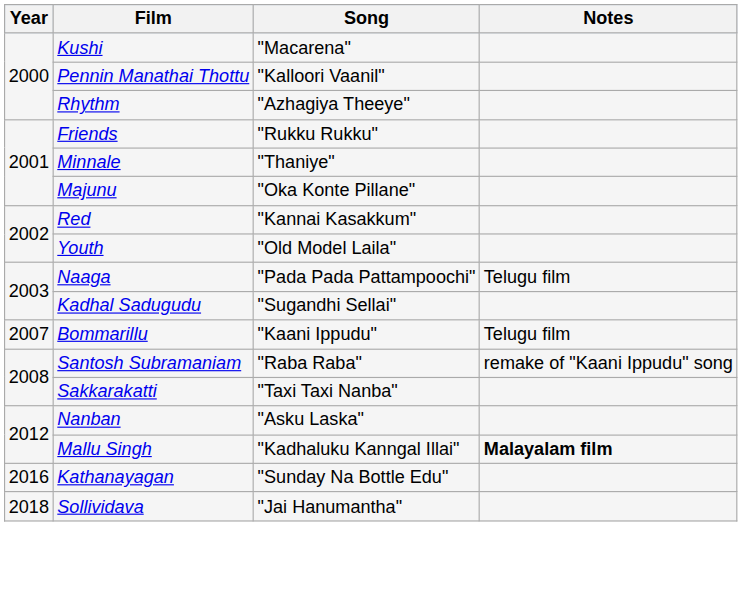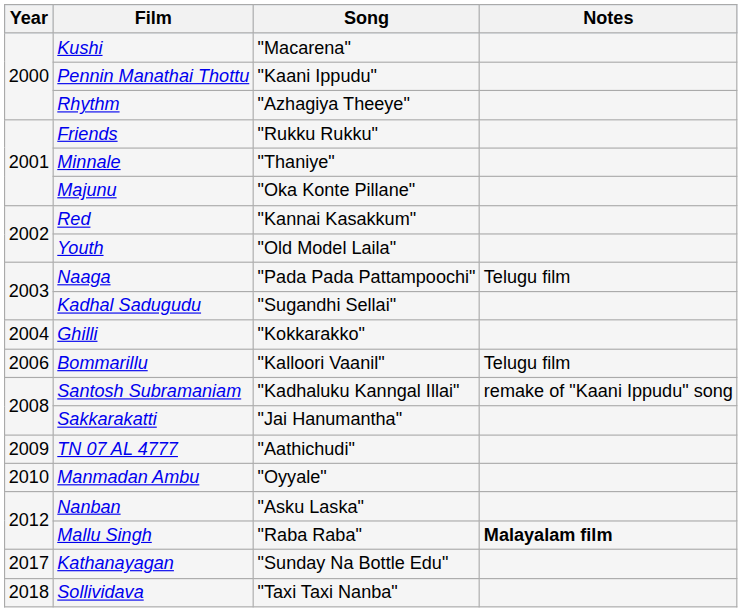(321, 76) "Kalloori Vaanil" -> (317, 76) "Kaani Ippudu"
+ row: (77, 334)
(29, 334) 2007 -> (29, 362) 2006
(317, 334) "Kaani Ippudu" -> (321, 362) "Kalloori Vaanil"
(310, 362) "Raba Raba" -> (359, 391) "Kadhaluku Kanngal Illai"
(328, 391) "Taxi Taxi Nanba" -> (330, 420) "Jai Hanumantha"
+ row: (118, 448)
+ row: (128, 477)
(359, 448) "Kadhaluku Kanngal Illai" -> (310, 534) "Raba Raba"
(29, 477) 2016 -> (29, 563) 2017
(330, 506) "Jai Hanumantha" -> (328, 592) "Taxi Taxi Nanba"
